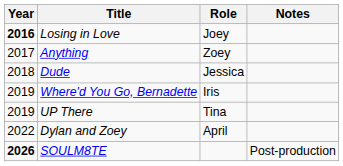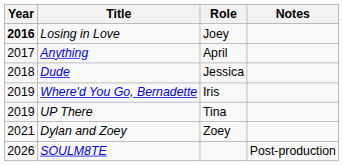(217, 53) Zoey -> (215, 53) April
(21, 131) 2022 -> (21, 131) 2021
(215, 131) April -> (217, 131) Zoey
(21, 151) bold -> (21, 151) normal
